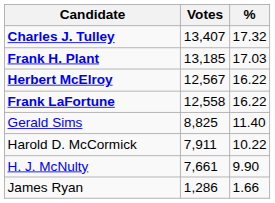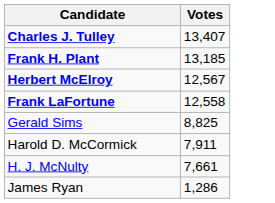- column: (250, 15)
